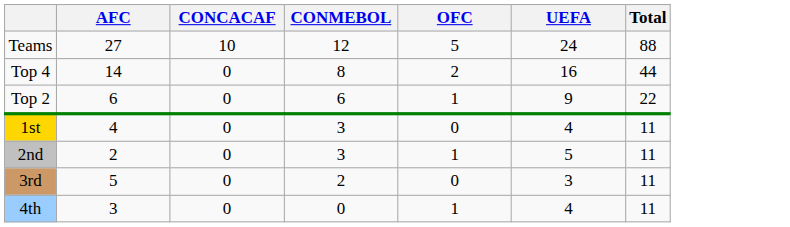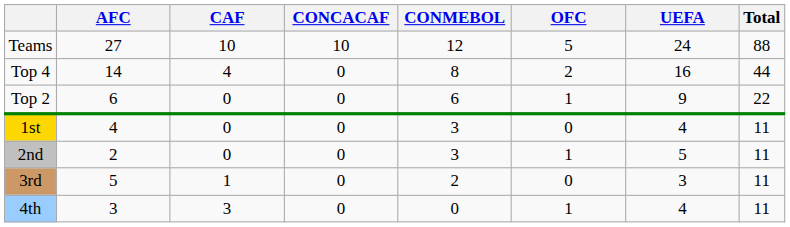+ column: (227, 17)
